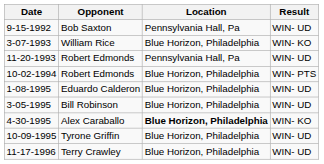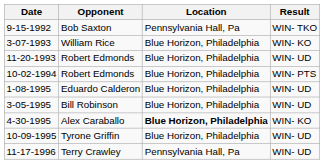(292, 27) WIN- UD -> (295, 27) WIN- TKO
(192, 58) Pennsylvania Hall, Pa -> (202, 58) Blue Horizon, Philadelphia
(202, 151) Blue Horizon, Philadelphia -> (192, 151) Pennsylvania Hall, Pa
